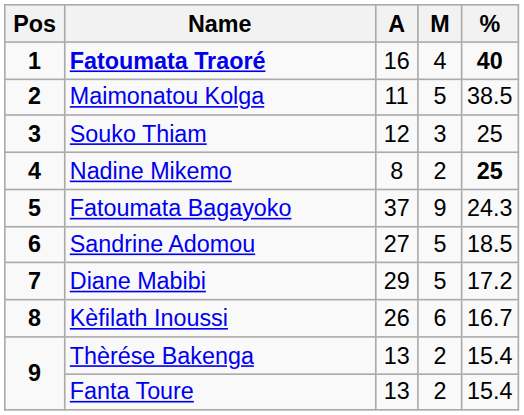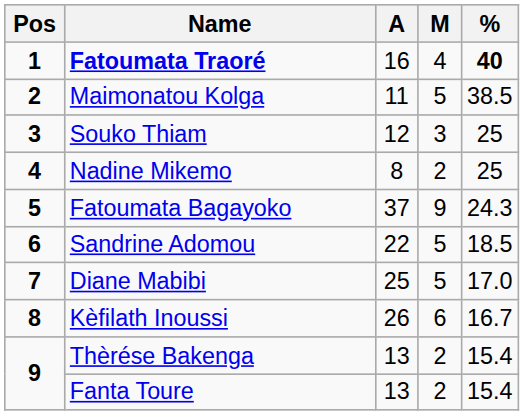(490, 171) bold -> (490, 171) normal
(397, 245) 27 -> (397, 245) 22
(397, 282) 29 -> (397, 282) 25
(490, 282) 17.2 -> (490, 282) 17.0
